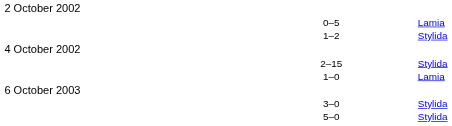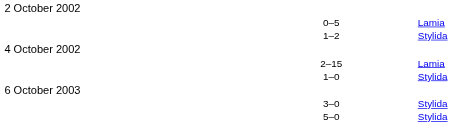(433, 63) Stylida -> (431, 63) Lamia
(431, 76) Lamia -> (433, 76) Stylida
